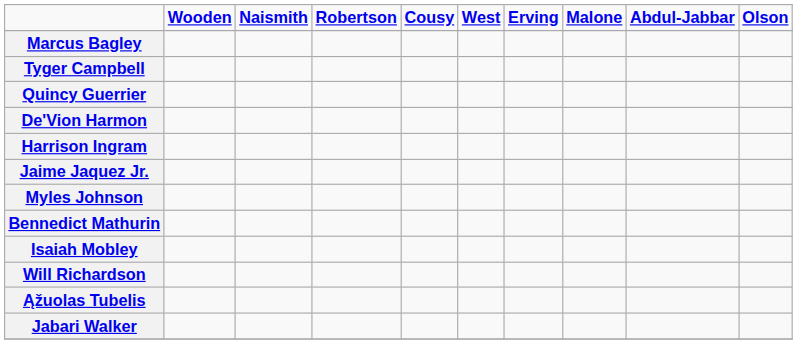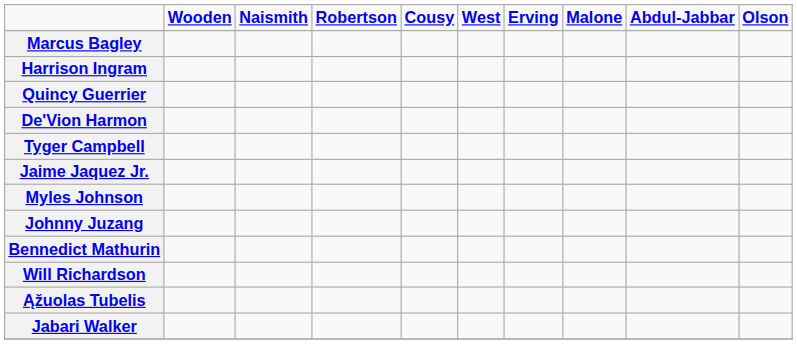rows swapped: (84, 69) <-> (84, 146)
+ row: (84, 223)
- row: (84, 249)
